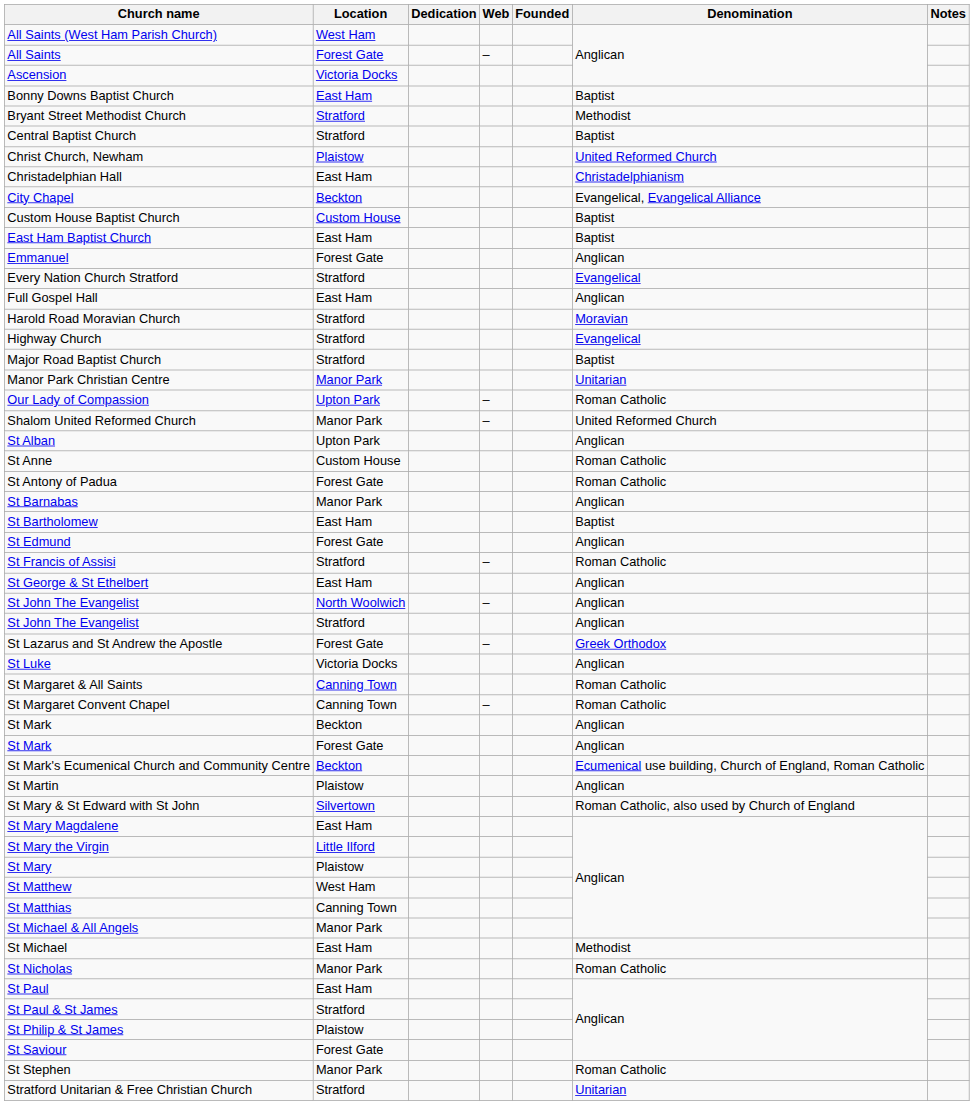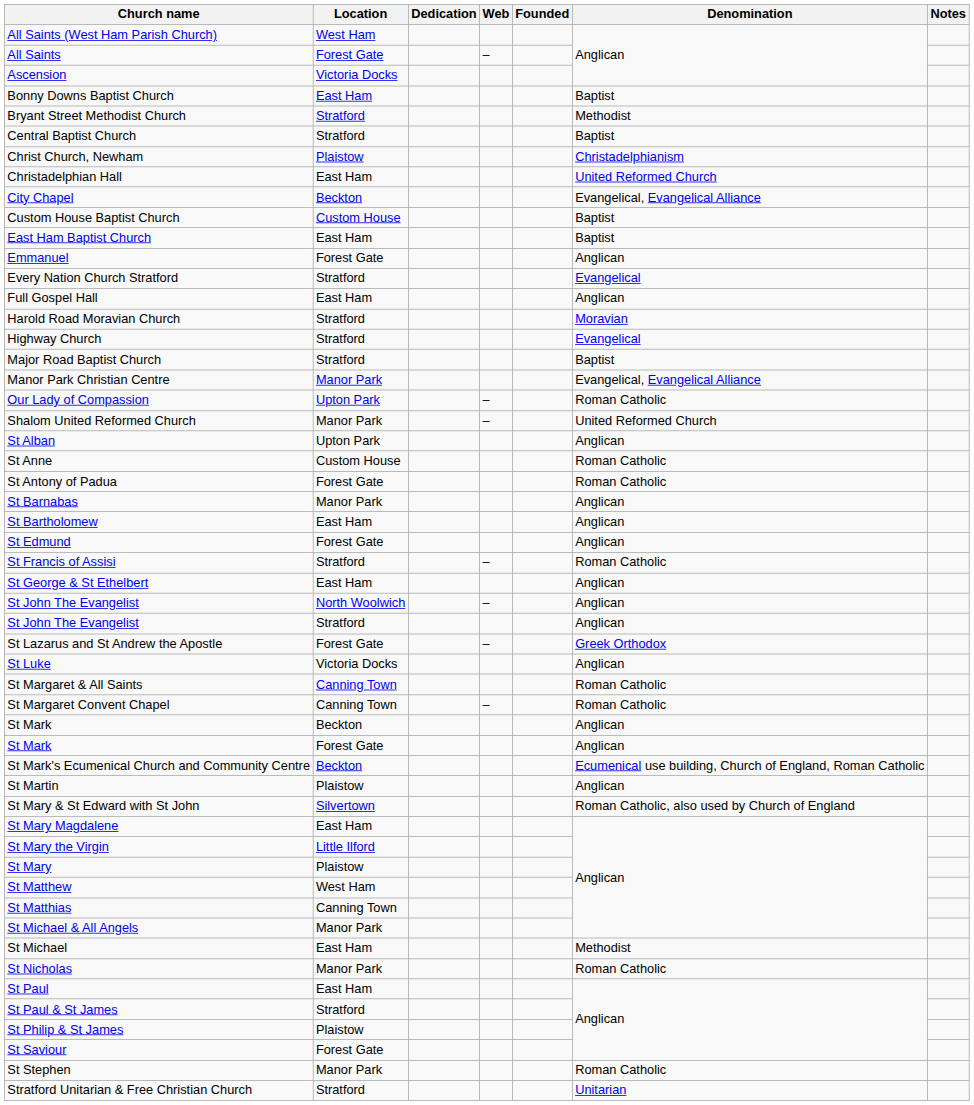(646, 156) United Reformed Church -> (630, 156) Christadelphianism
(630, 177) Christadelphianism -> (646, 177) United Reformed Church
(601, 380) Unitarian -> (668, 380) Evangelical, Evangelical Alliance
(595, 522) Baptist -> (600, 522) Anglican
